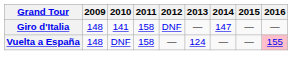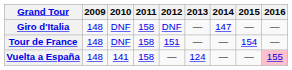(121, 27) 141 -> (121, 27) DNF
+ row: (43, 42)
(121, 42) DNF -> (121, 57) 141
